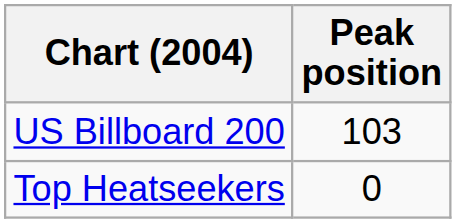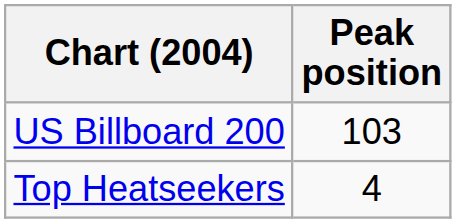(372, 188) 0 -> (372, 188) 4
